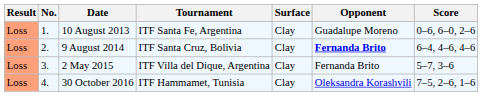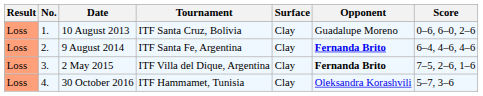(190, 30) ITF Santa Fe, Argentina -> (190, 30) ITF Santa Cruz, Bolivia
(190, 47) ITF Santa Cruz, Bolivia -> (190, 47) ITF Santa Fe, Argentina
(347, 64) normal -> (350, 64) bold
(435, 64) 5–7, 3–6 -> (446, 64) 7–5, 2–6, 1–6
(446, 82) 7–5, 2–6, 1–6 -> (435, 82) 5–7, 3–6
